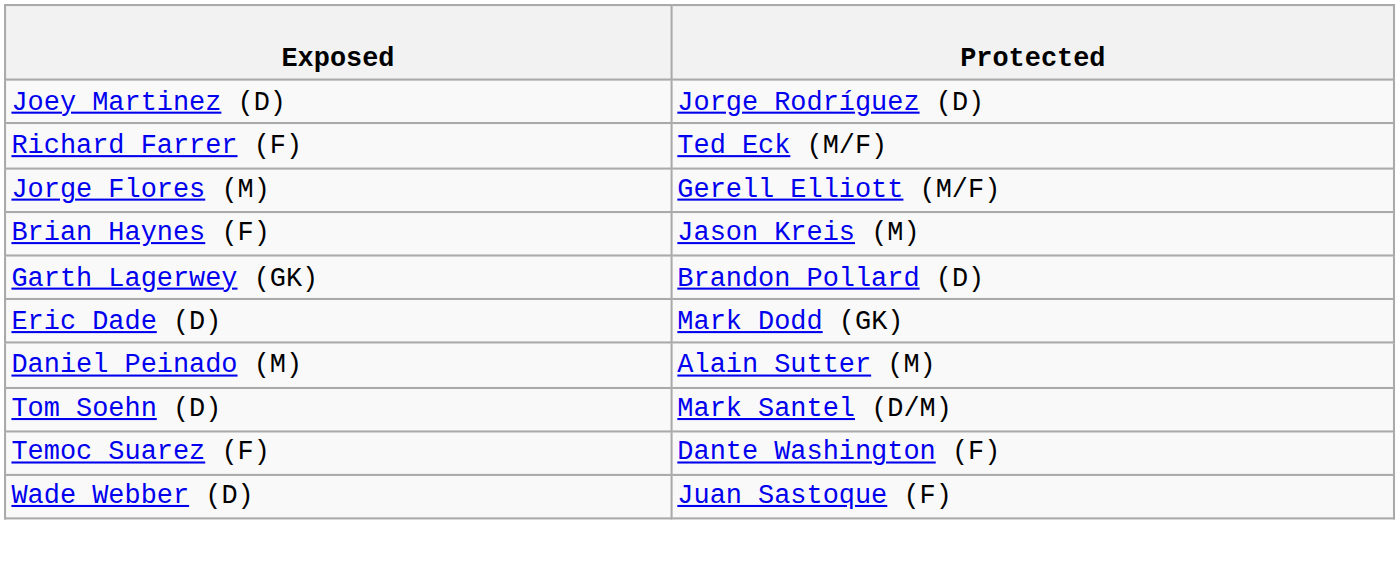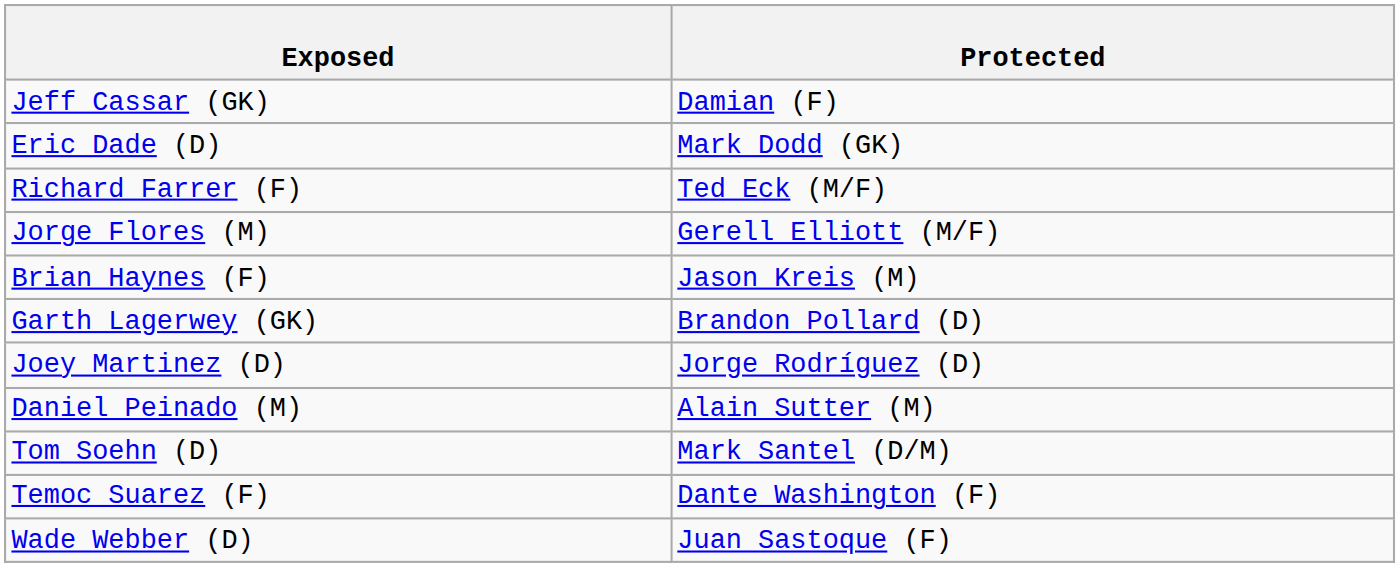+ row: (141, 102)
rows swapped: (116, 321) <-> (149, 102)
